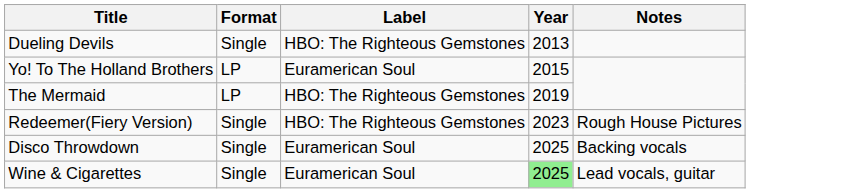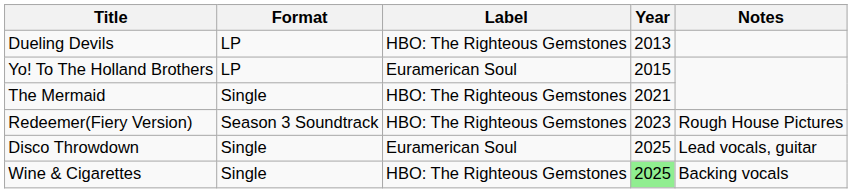(244, 43) Single -> (231, 43) LP
(231, 95) LP -> (244, 95) Single
(551, 95) 2019 -> (653, 95) 2021
(244, 122) Single -> (300, 122) Season 3 Soundtrack
(632, 148) Backing vocals -> (748, 148) Lead vocals, guitar
(350, 174) Euramerican Soul -> (506, 174) HBO: The Righteous Gemstones
(646, 174) Lead vocals, guitar -> (733, 174) Backing vocals
